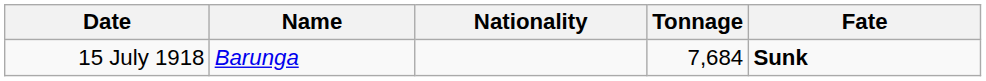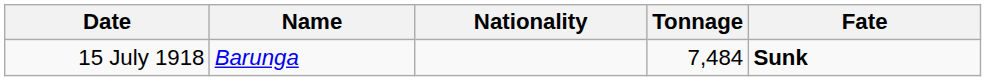(715, 57) 7,684 -> (715, 57) 7,484
